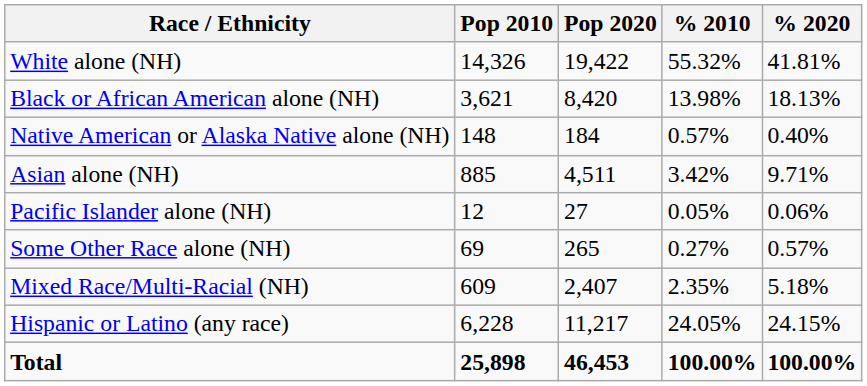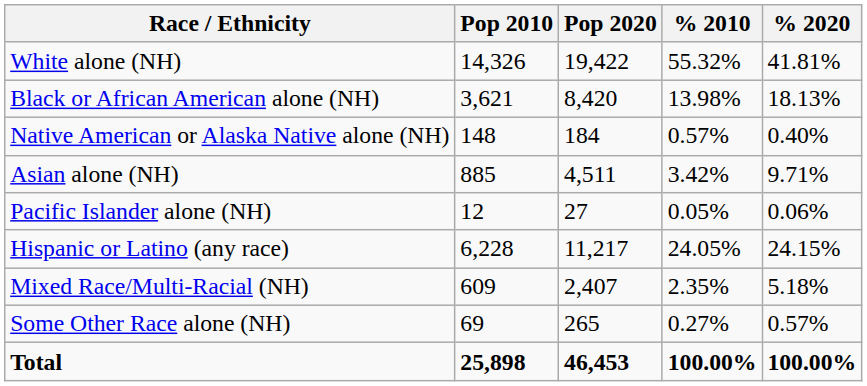rows swapped: (150, 248) <-> (150, 323)
